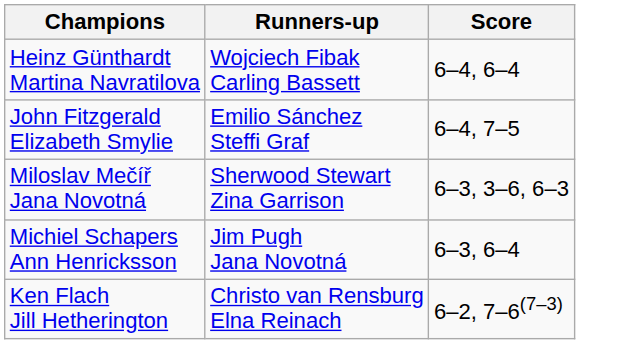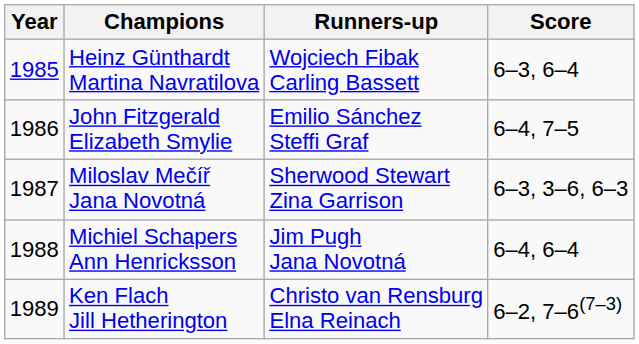+ column: (34, 22)
(477, 69) 6–4, 6–4 -> (536, 69) 6–3, 6–4
(477, 249) 6–3, 6–4 -> (536, 249) 6–4, 6–4
